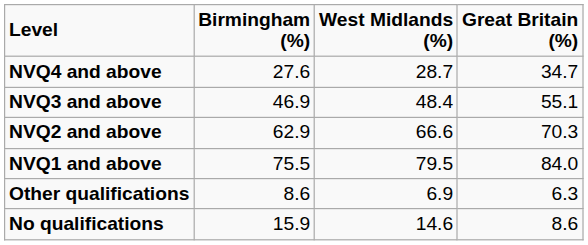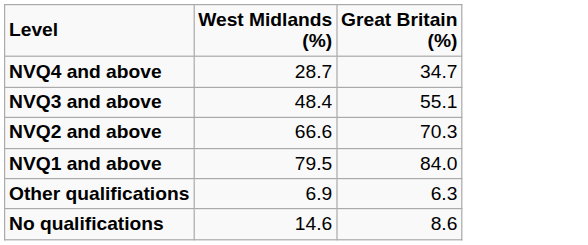- column: (254, 30)
